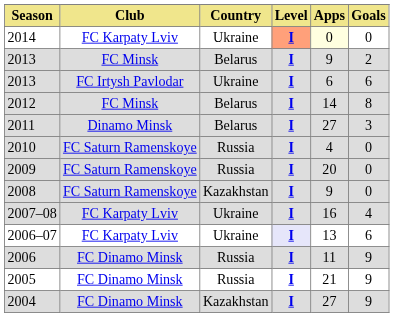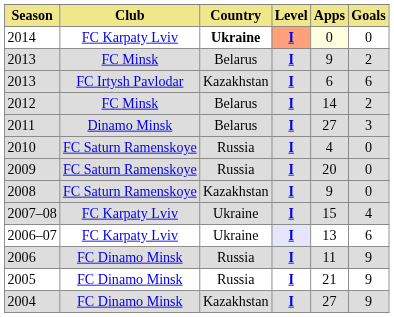(236, 37) normal -> (236, 37) bold
(236, 81) Ukraine -> (236, 81) Kazakhstan
(368, 103) 8 -> (368, 103) 2
(329, 213) 16 -> (329, 213) 15
